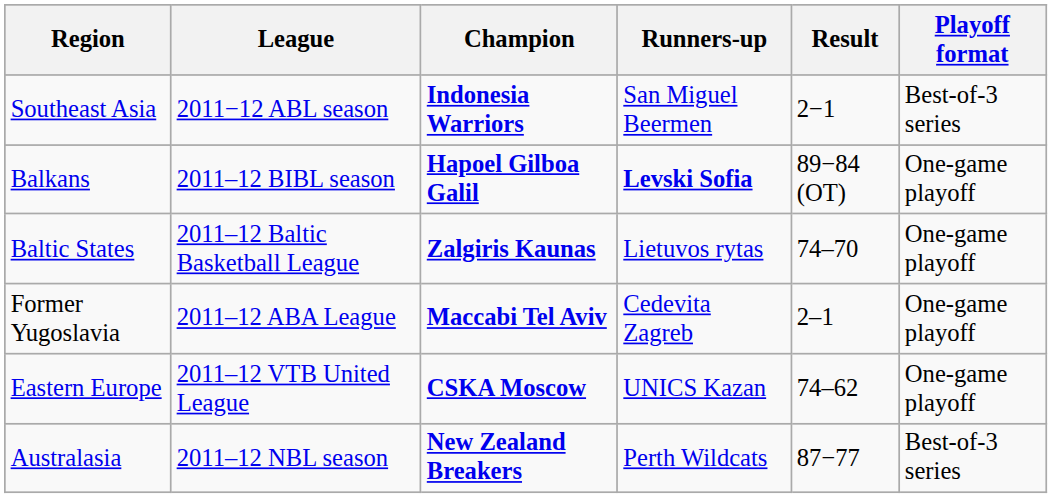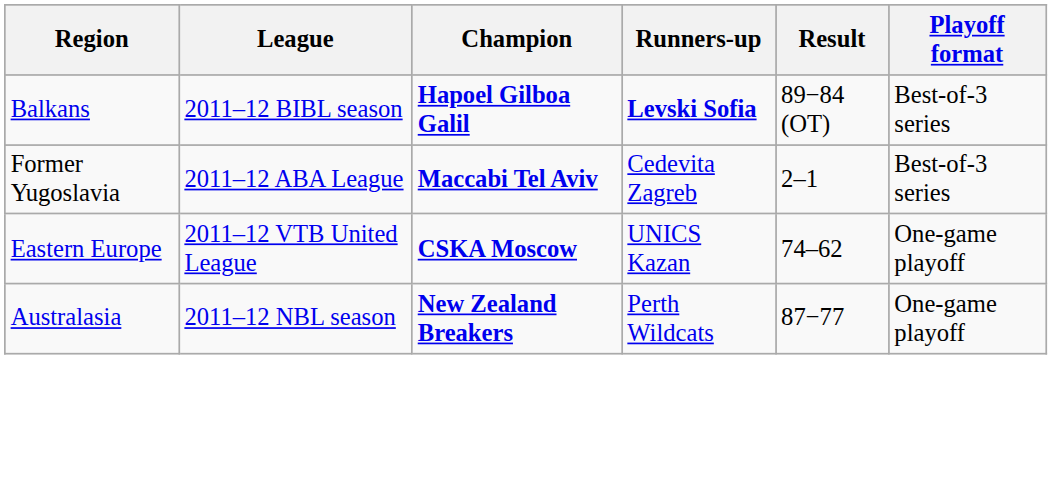- row: (83, 109)
(956, 179) One-game playoff -> (941, 109) Best-of-3 series
- row: (72, 248)
(956, 318) One-game playoff -> (941, 179) Best-of-3 series
(951, 457) Best-of-3 series -> (946, 318) One-game playoff
